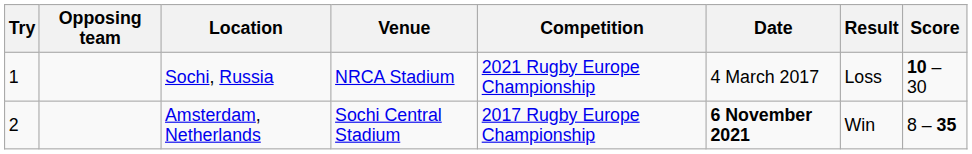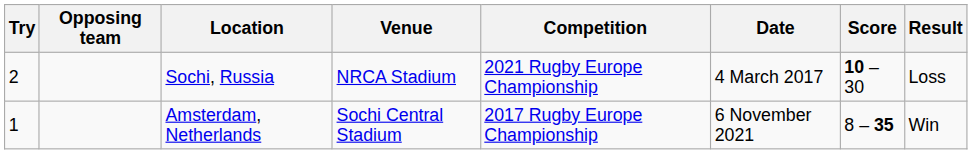columns swapped: (872, 28) <-> (935, 28)
(14, 76) 1 -> (14, 76) 2
(14, 124) 2 -> (14, 124) 1
(761, 124) bold -> (763, 124) normal
